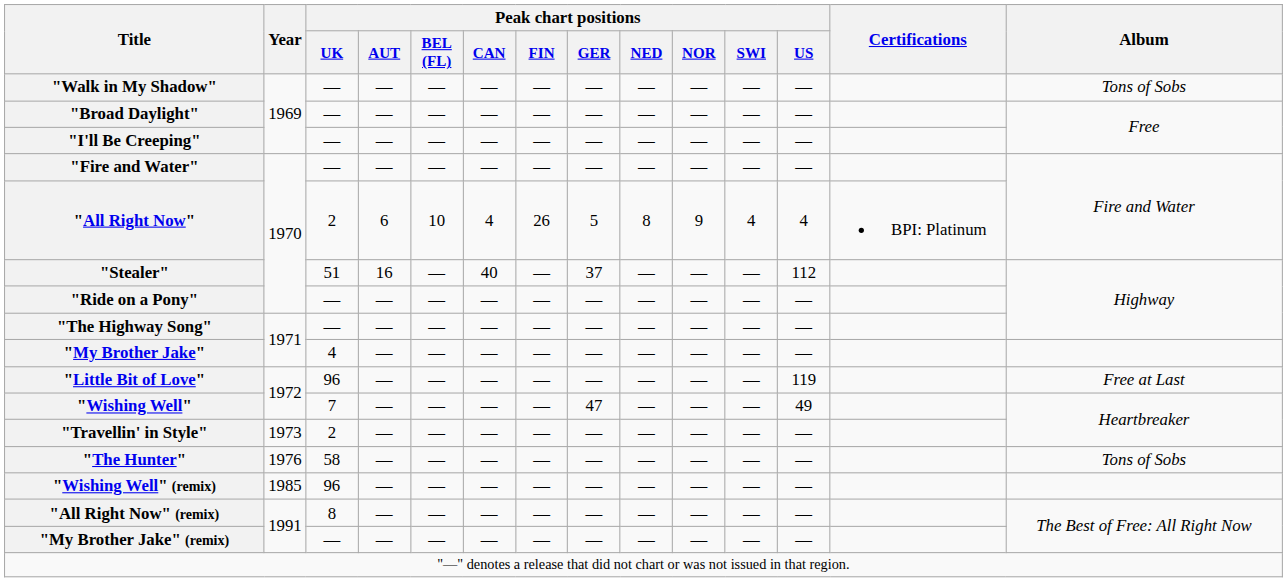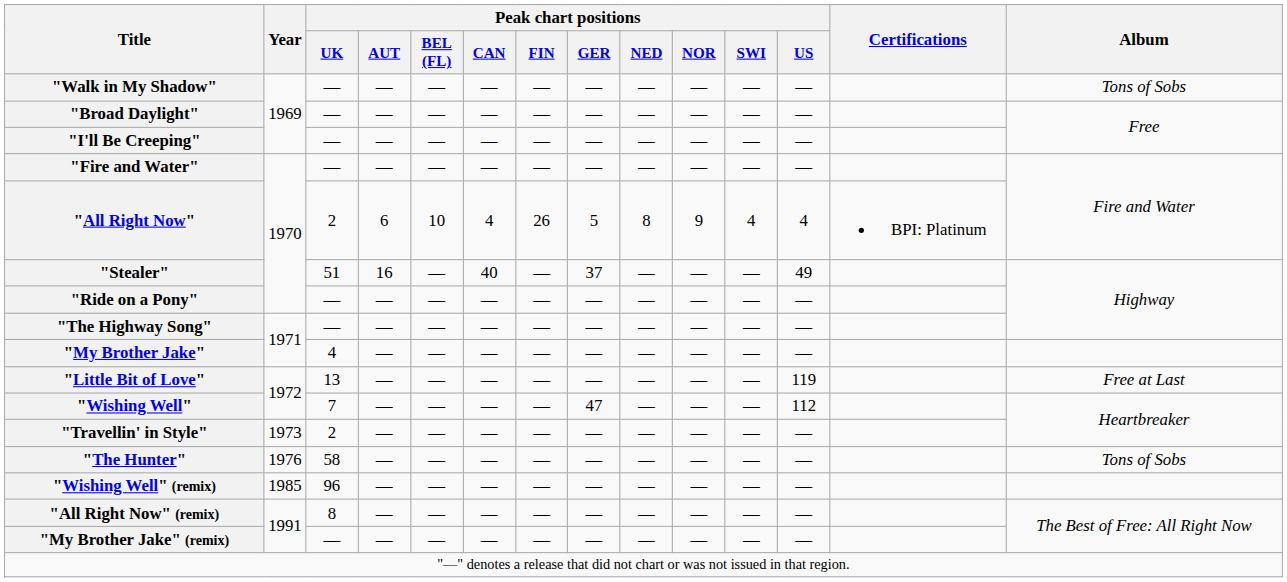(804, 272) 112 -> (804, 272) 49
(332, 379) 96 -> (332, 379) 13
(804, 406) 49 -> (804, 406) 112
